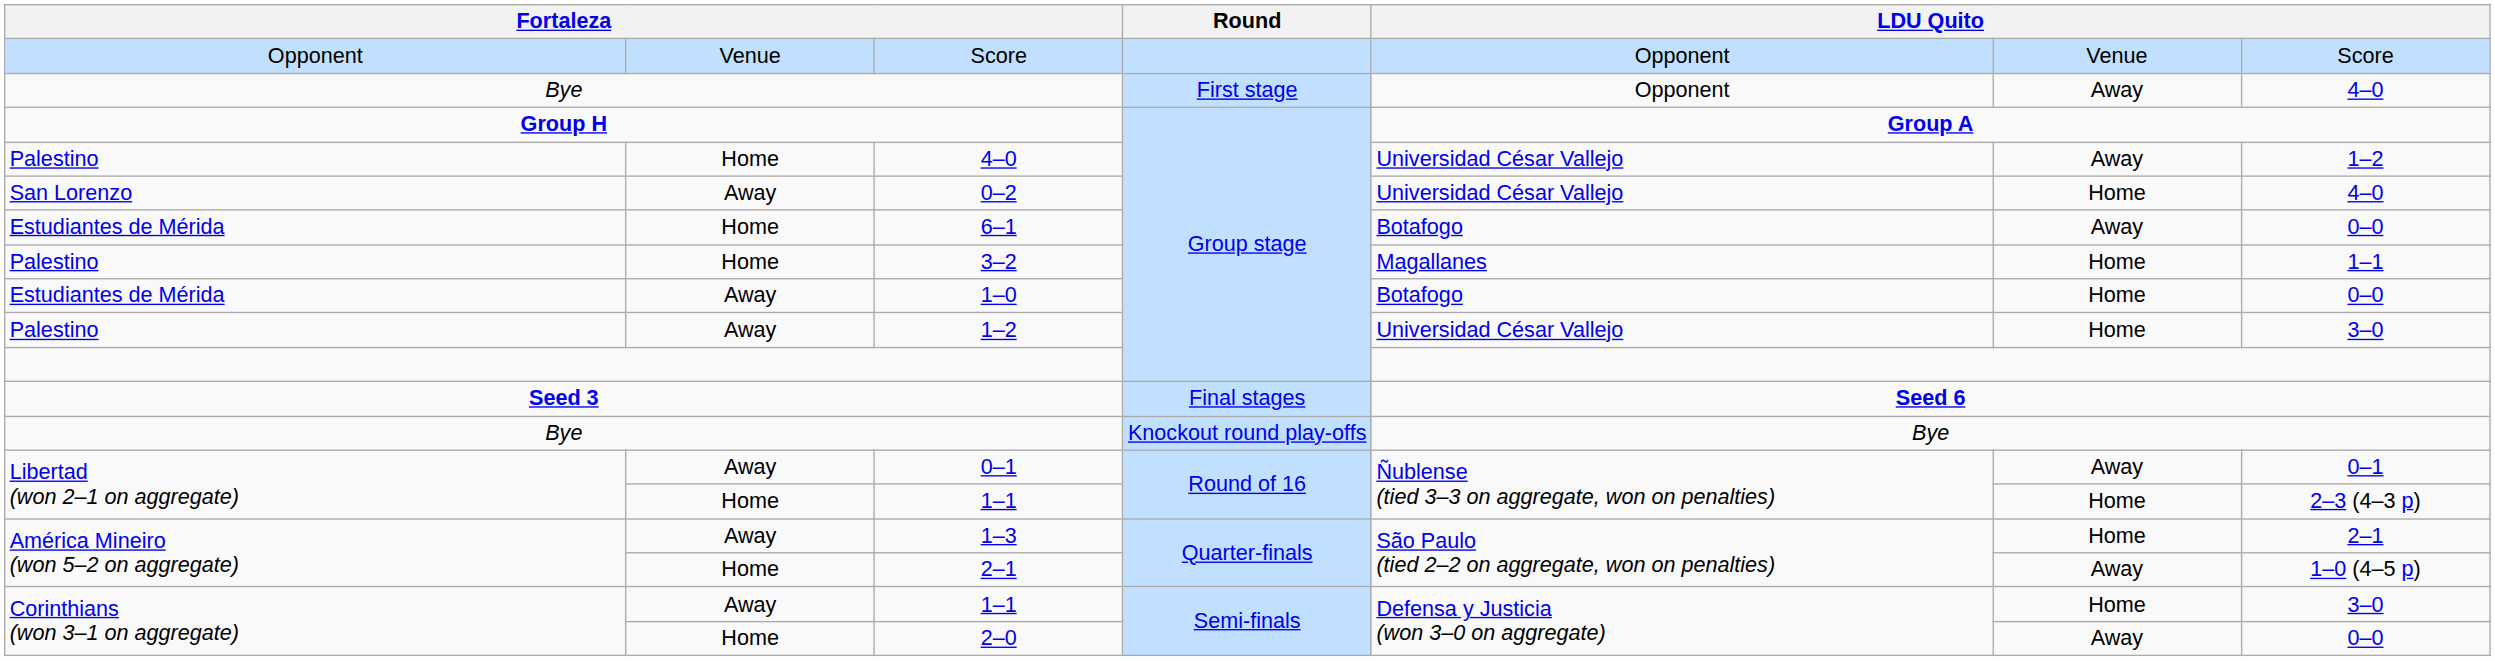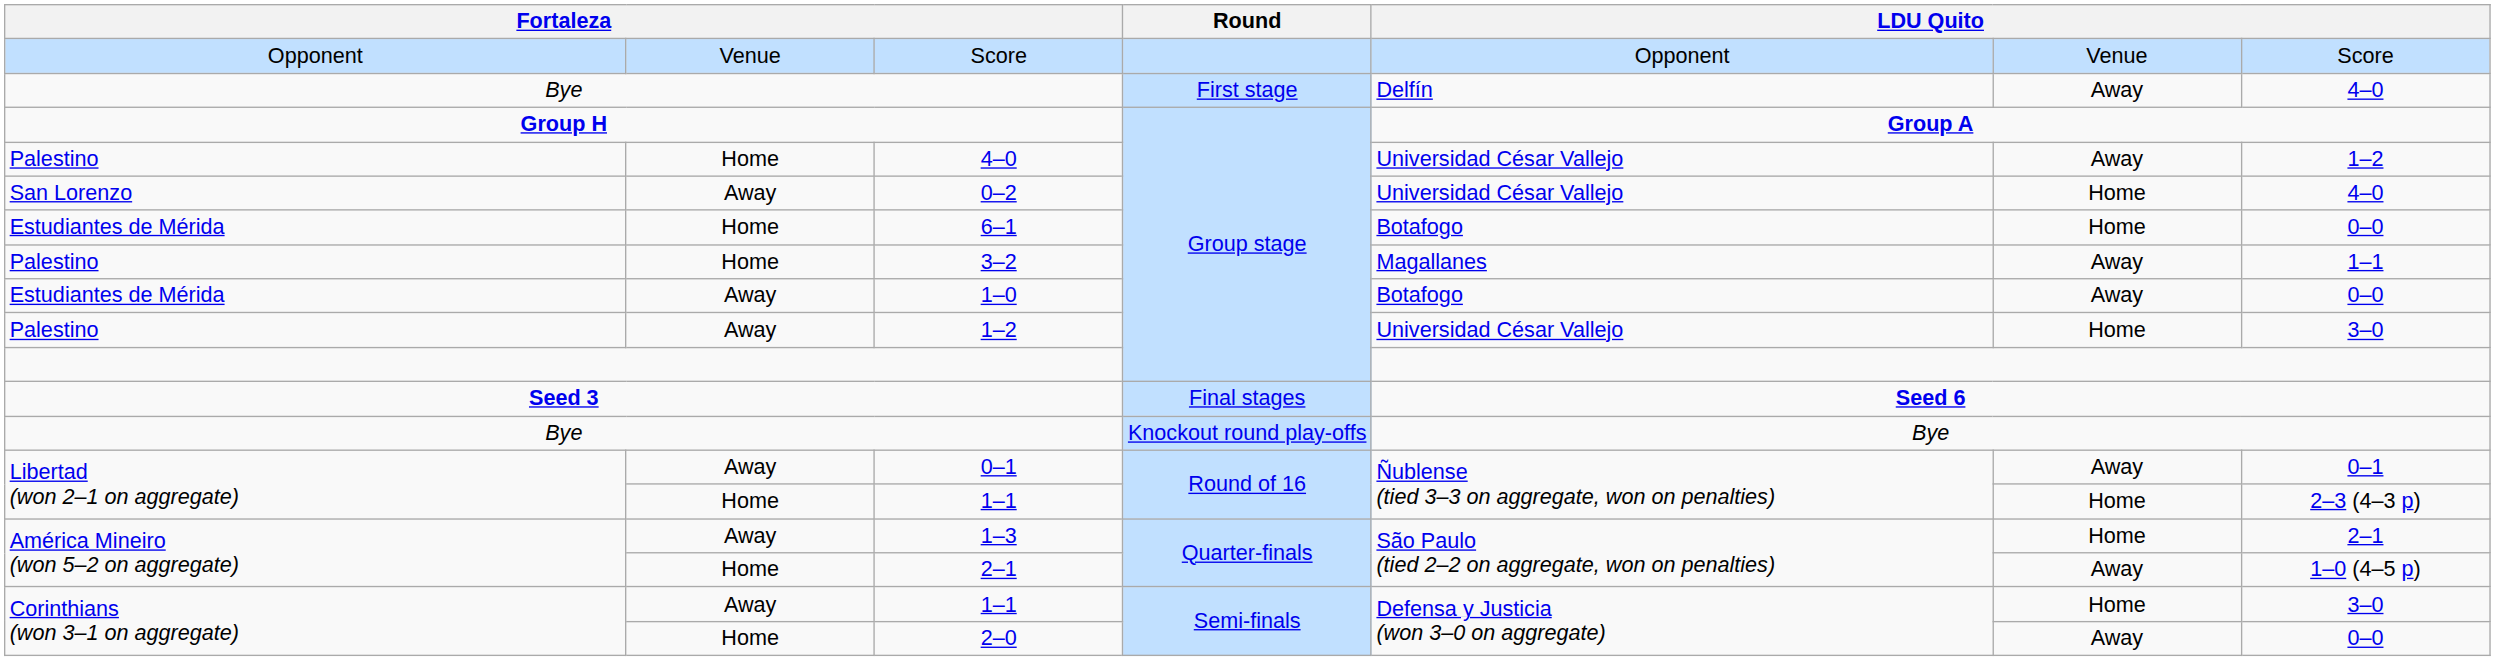(1682, 90) Opponent -> (1405, 90) Delfín
(2117, 227) Away -> (2117, 227) Home
(2117, 261) Home -> (2117, 261) Away
(2117, 295) Home -> (2117, 295) Away
